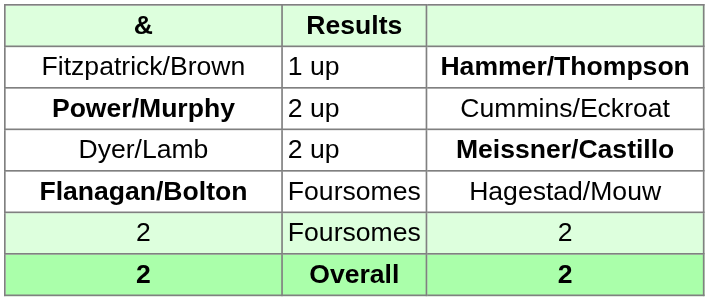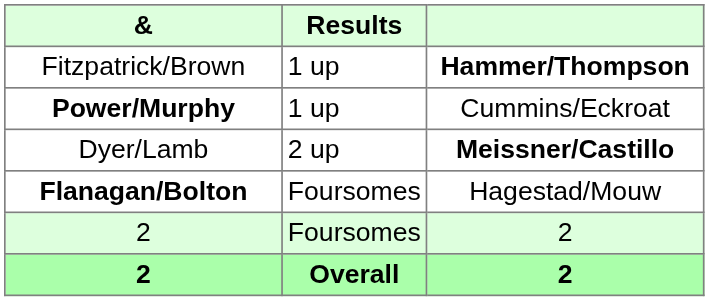(314, 108) 2 up -> (314, 108) 1 up
